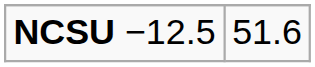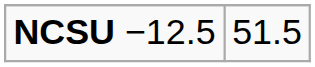(267, 32) 51.6 -> (267, 32) 51.5
